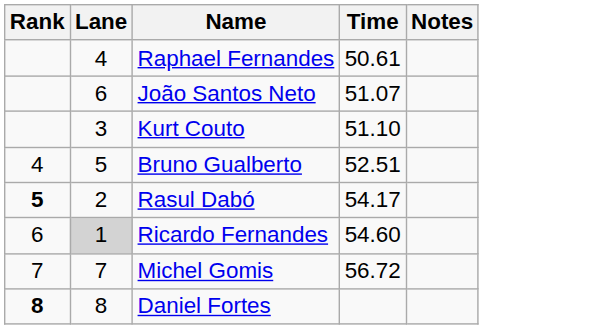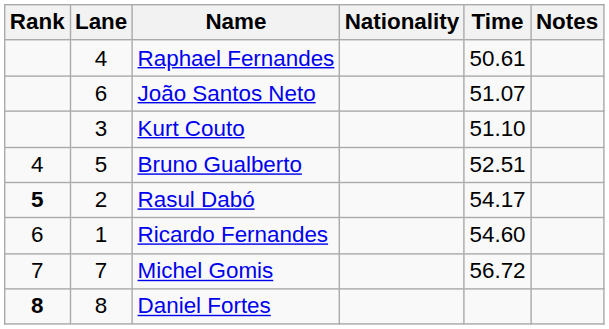+ column: (402, 22)
(101, 235) lightgrey background -> (101, 235) no background
